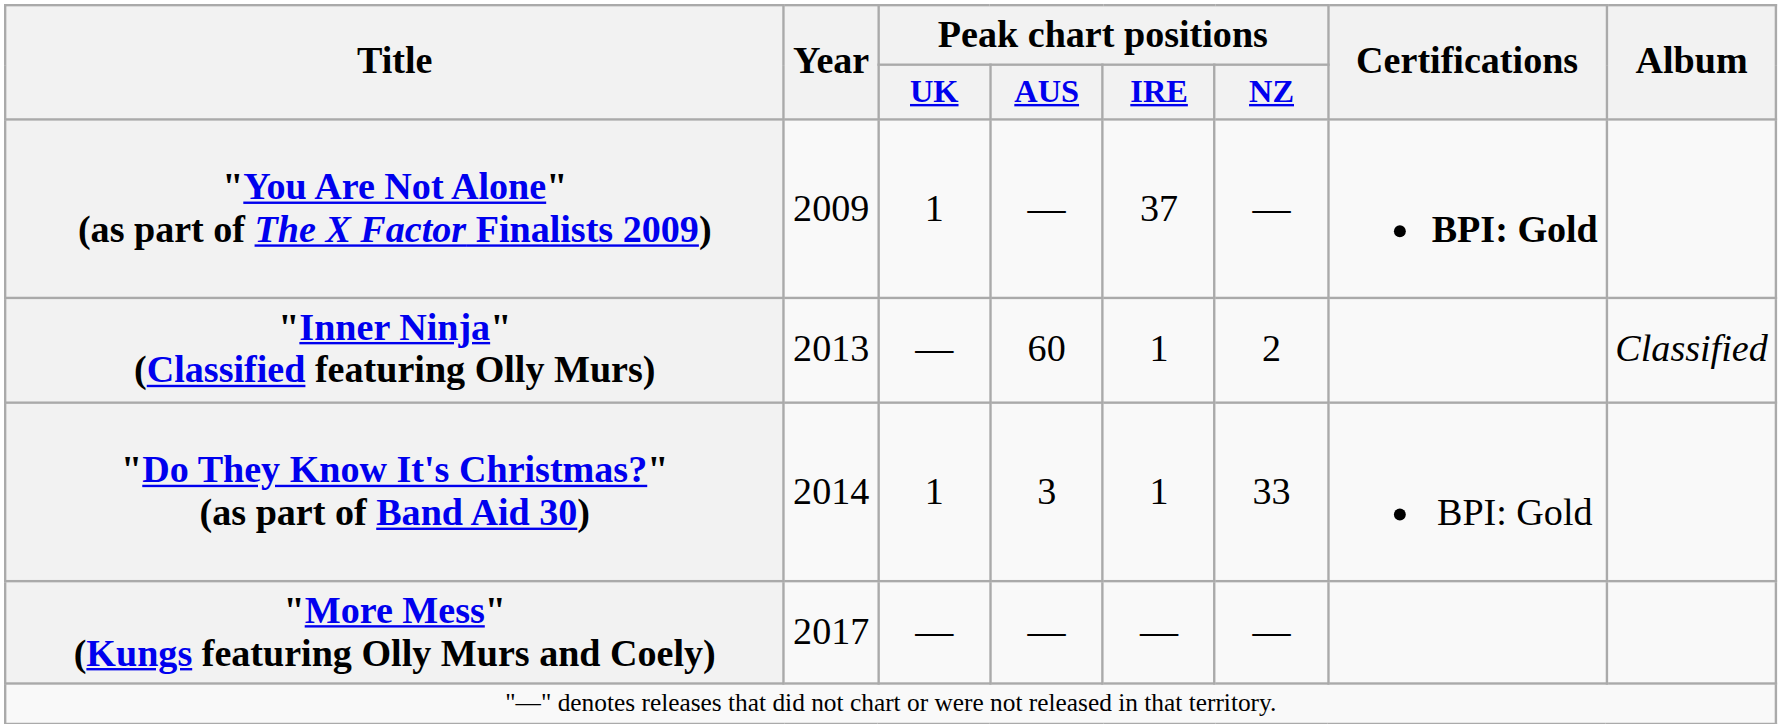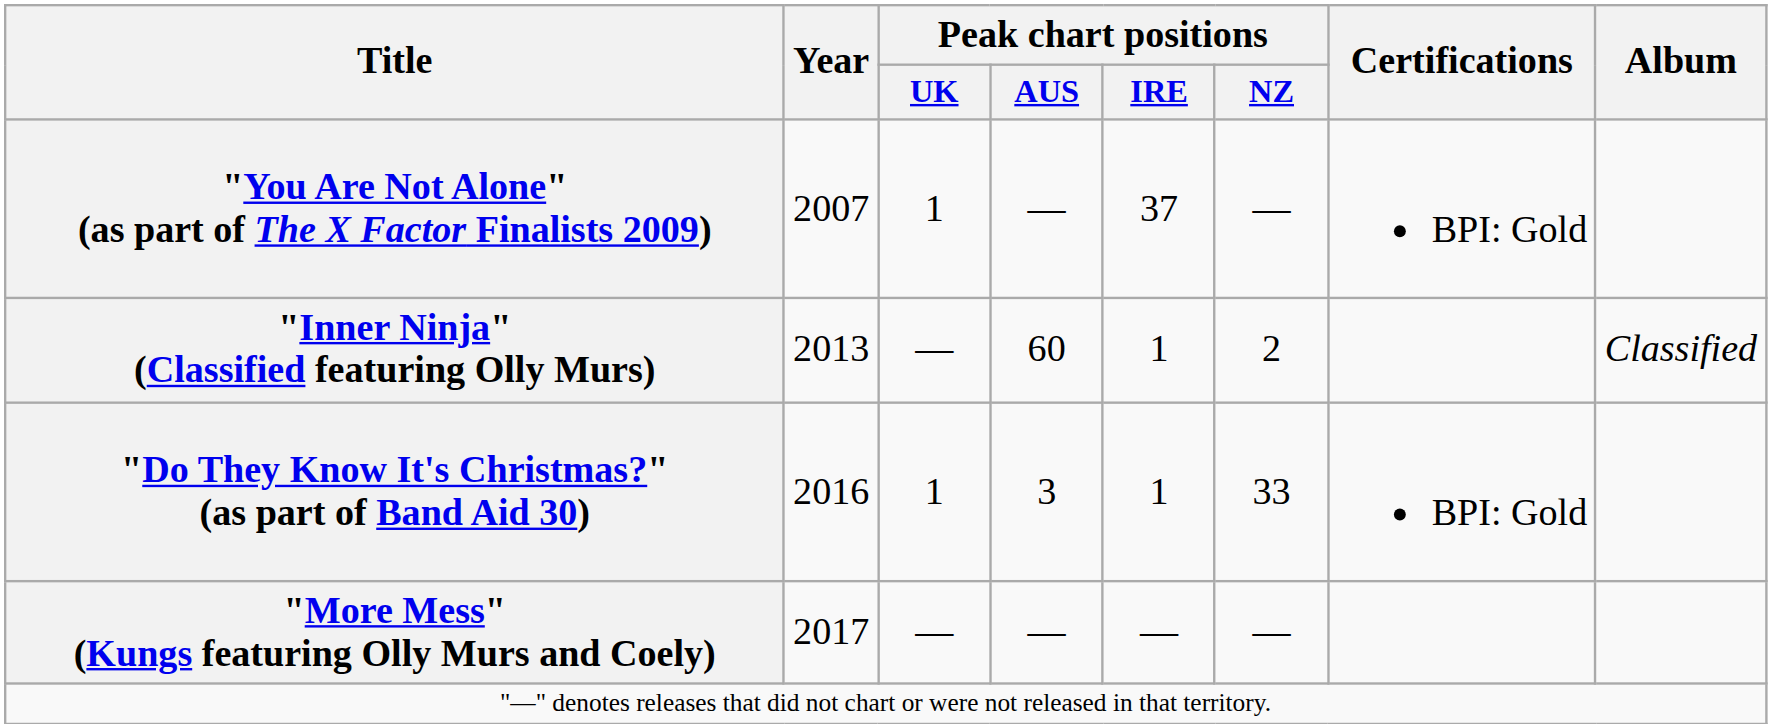(831, 207) 2009 -> (831, 207) 2007
(1467, 230) bold -> (1462, 230) normal
(831, 490) 2014 -> (831, 490) 2016
